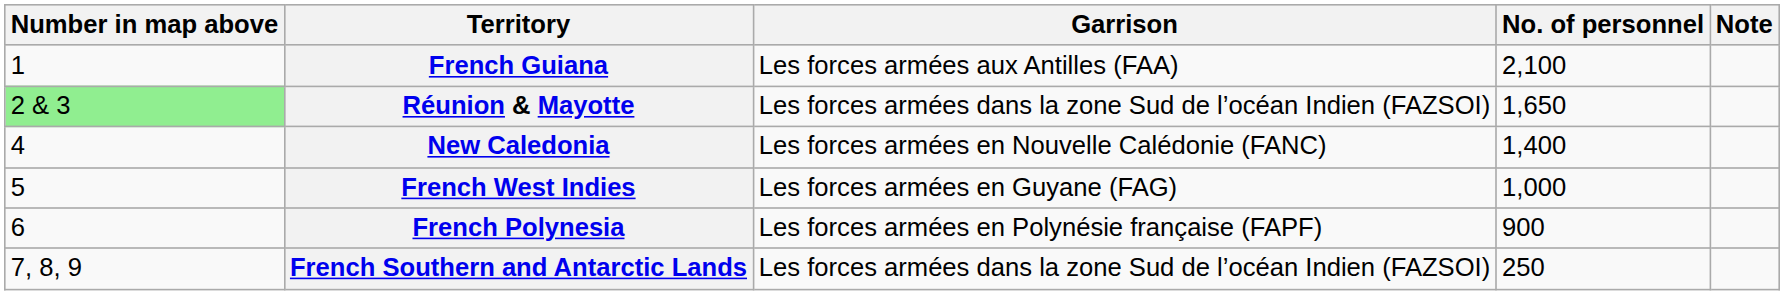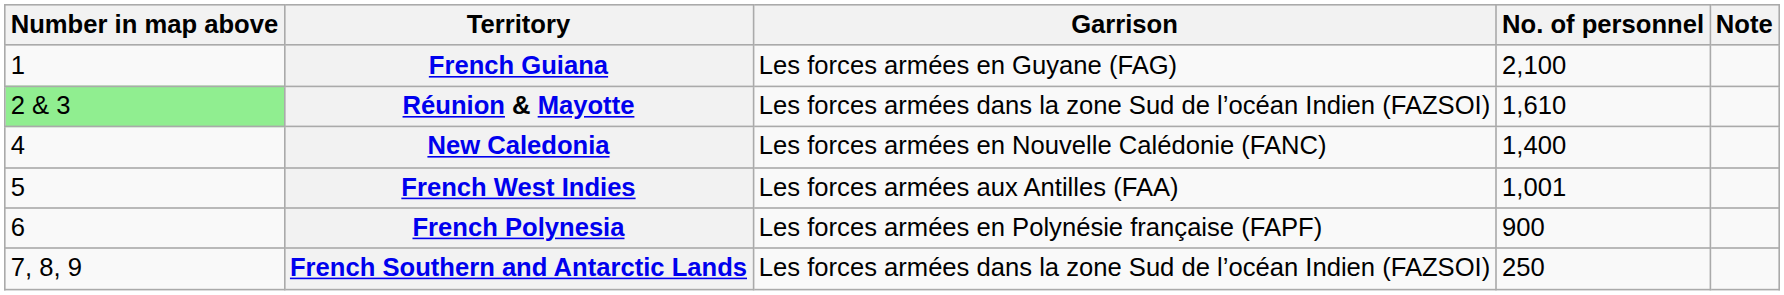(969, 65) Les forces armées aux Antilles (FAA) -> (968, 65) Les forces armées en Guyane (FAG)
(1534, 106) 1,650 -> (1534, 106) 1,610
(968, 187) Les forces armées en Guyane (FAG) -> (969, 187) Les forces armées aux Antilles (FAA)
(1534, 187) 1,000 -> (1534, 187) 1,001
